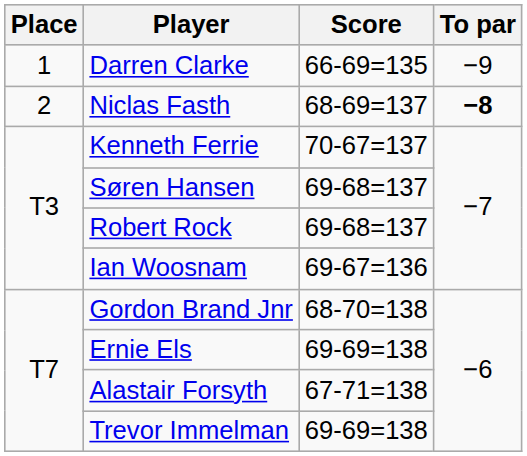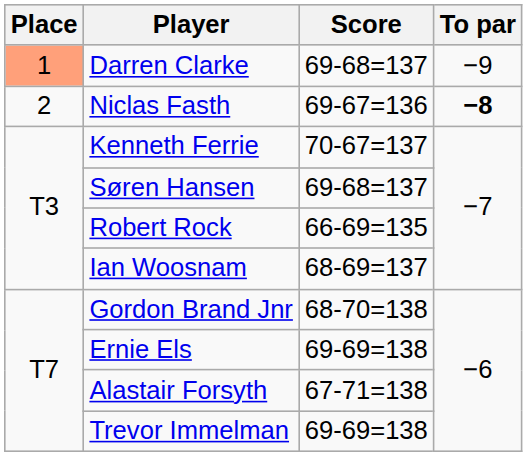(44, 65) no background -> (44, 65) lightsalmon background
(366, 65) 66-69=135 -> (366, 65) 69-68=137
(366, 106) 68-69=137 -> (366, 106) 69-67=136
(366, 227) 69-68=137 -> (366, 227) 66-69=135
(366, 268) 69-67=136 -> (366, 268) 68-69=137
